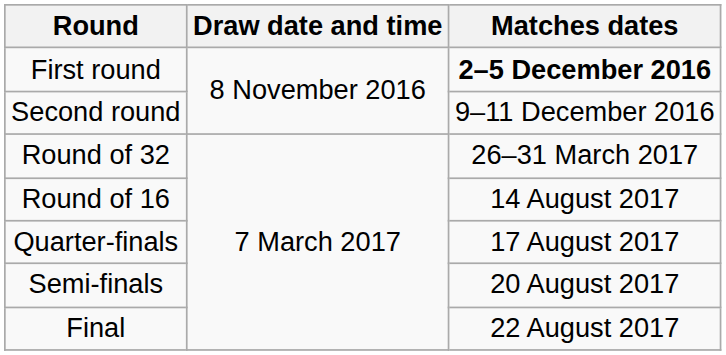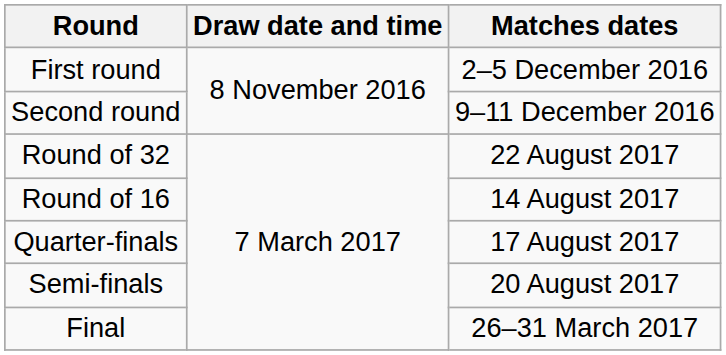(585, 69) bold -> (585, 69) normal
(585, 155) 26–31 March 2017 -> (585, 155) 22 August 2017
(585, 328) 22 August 2017 -> (585, 328) 26–31 March 2017
